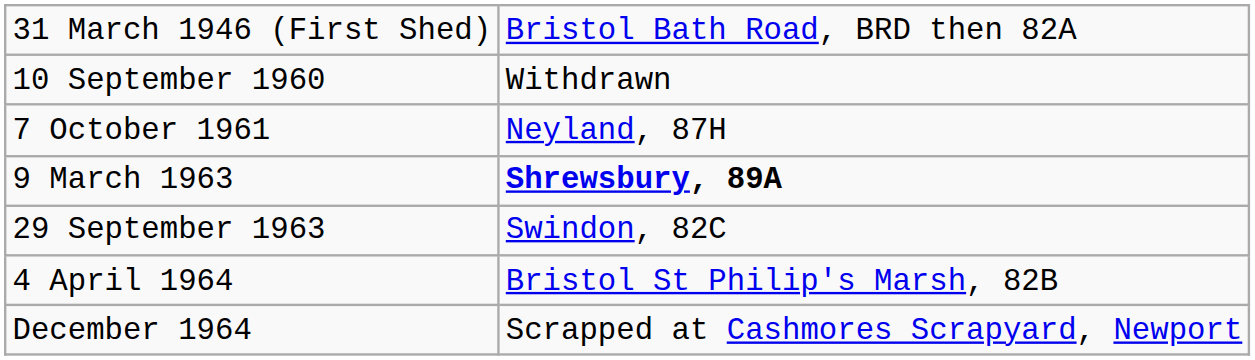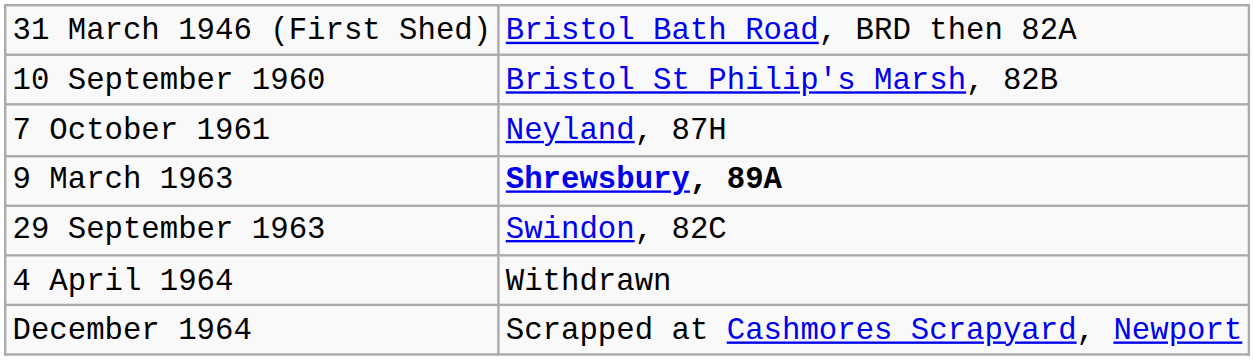(589, 80) Withdrawn -> (782, 80) Bristol St Philip's Marsh, 82B
(782, 280) Bristol St Philip's Marsh, 82B -> (589, 280) Withdrawn
